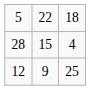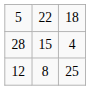(45, 71) 9 -> (45, 71) 8
